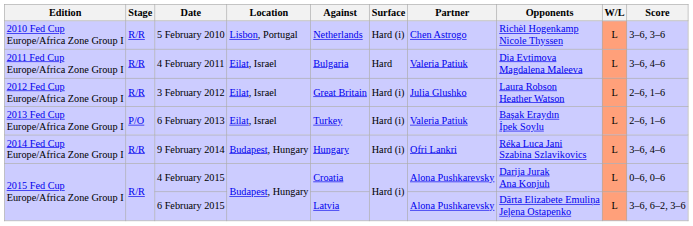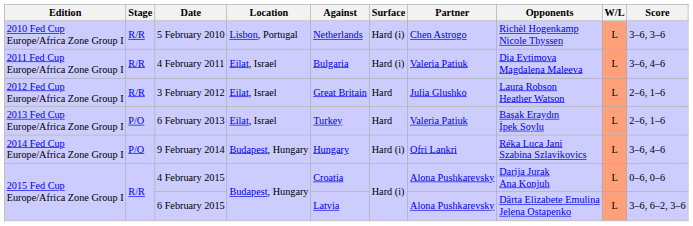(382, 63) Hard -> (388, 63) Hard (i)
(388, 91) Hard (i) -> (382, 91) Hard
(388, 120) Hard (i) -> (382, 120) Hard
(137, 148) R/R -> (136, 148) P/O
